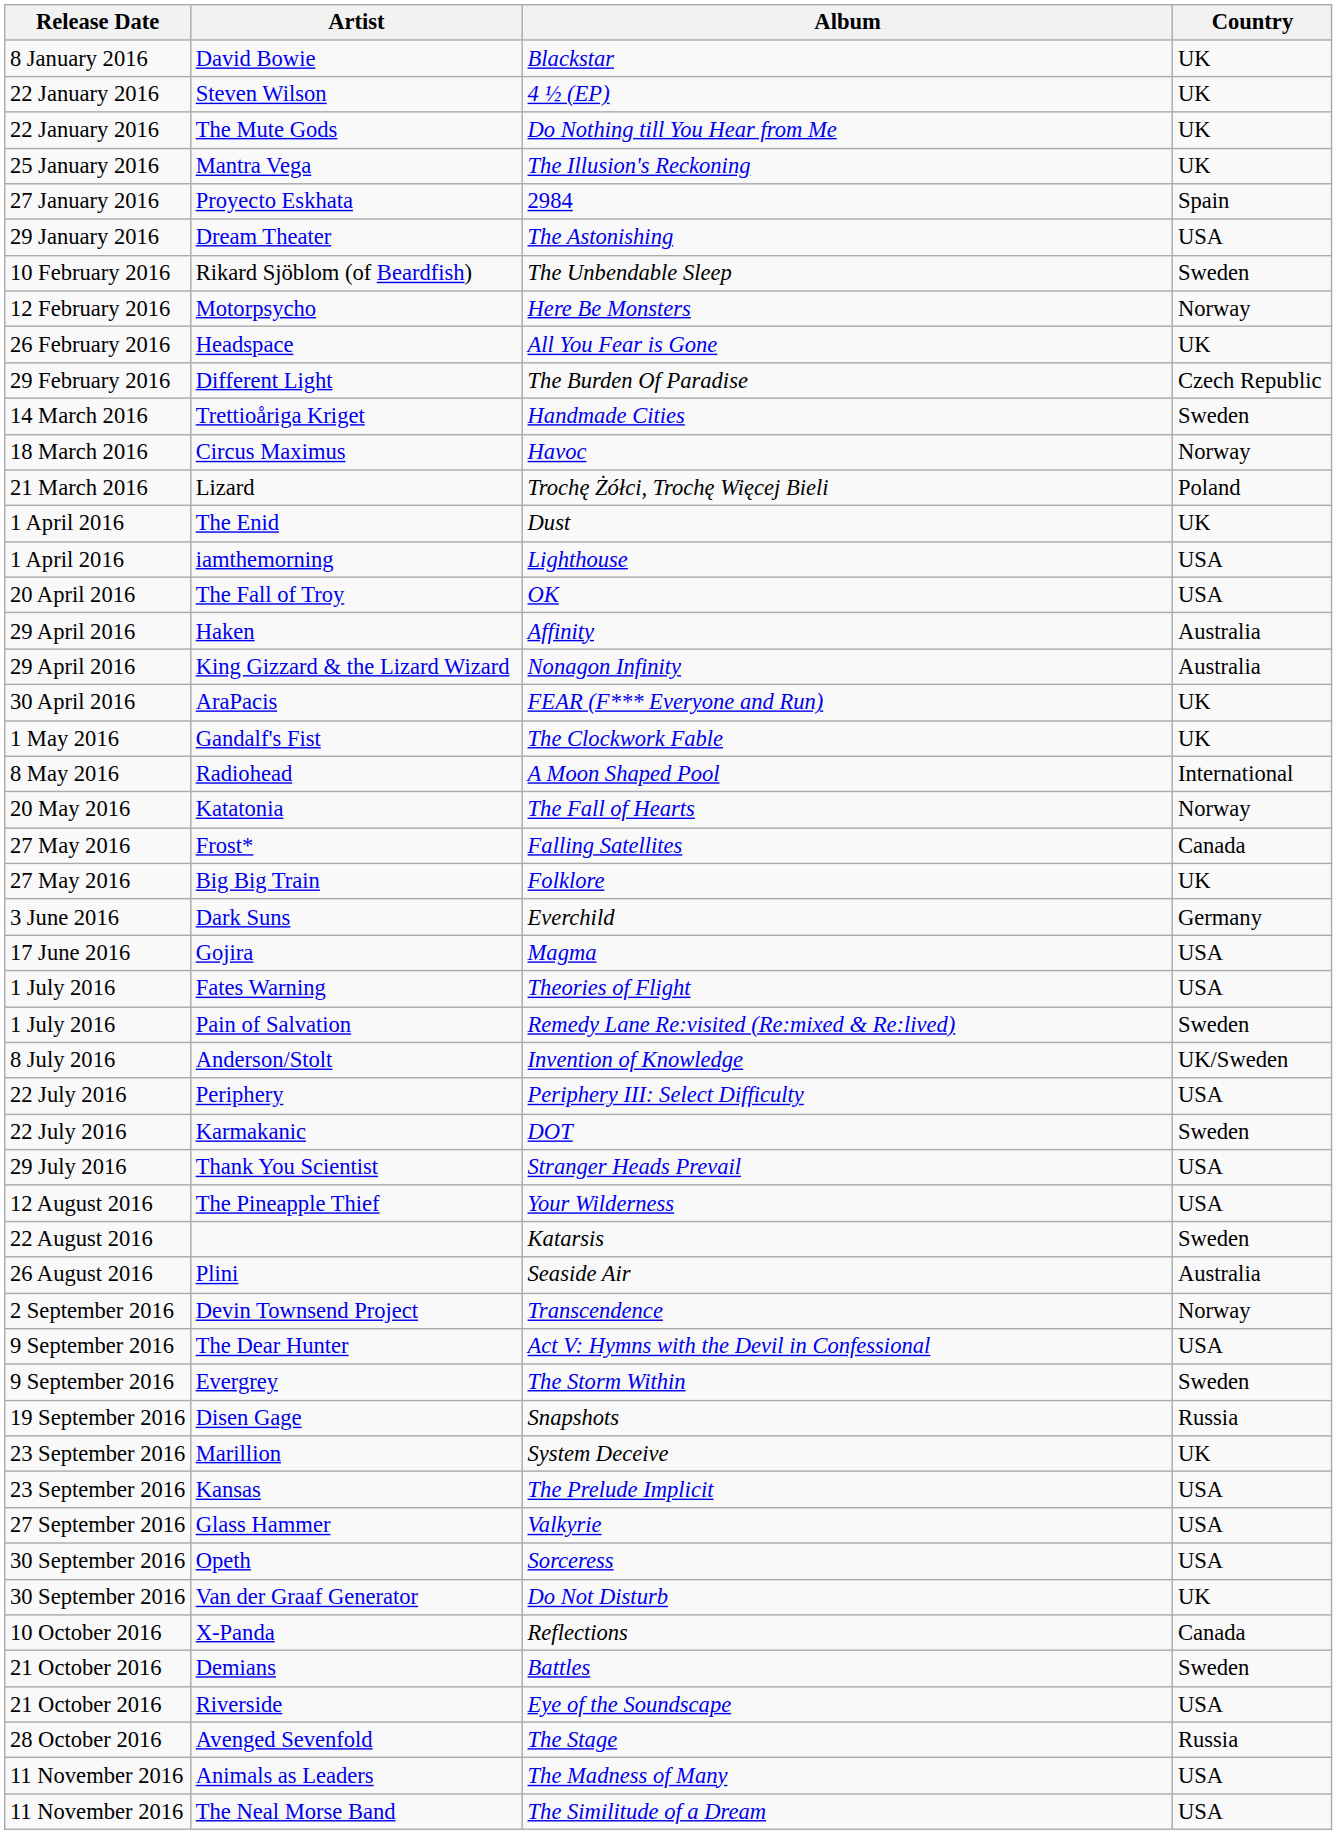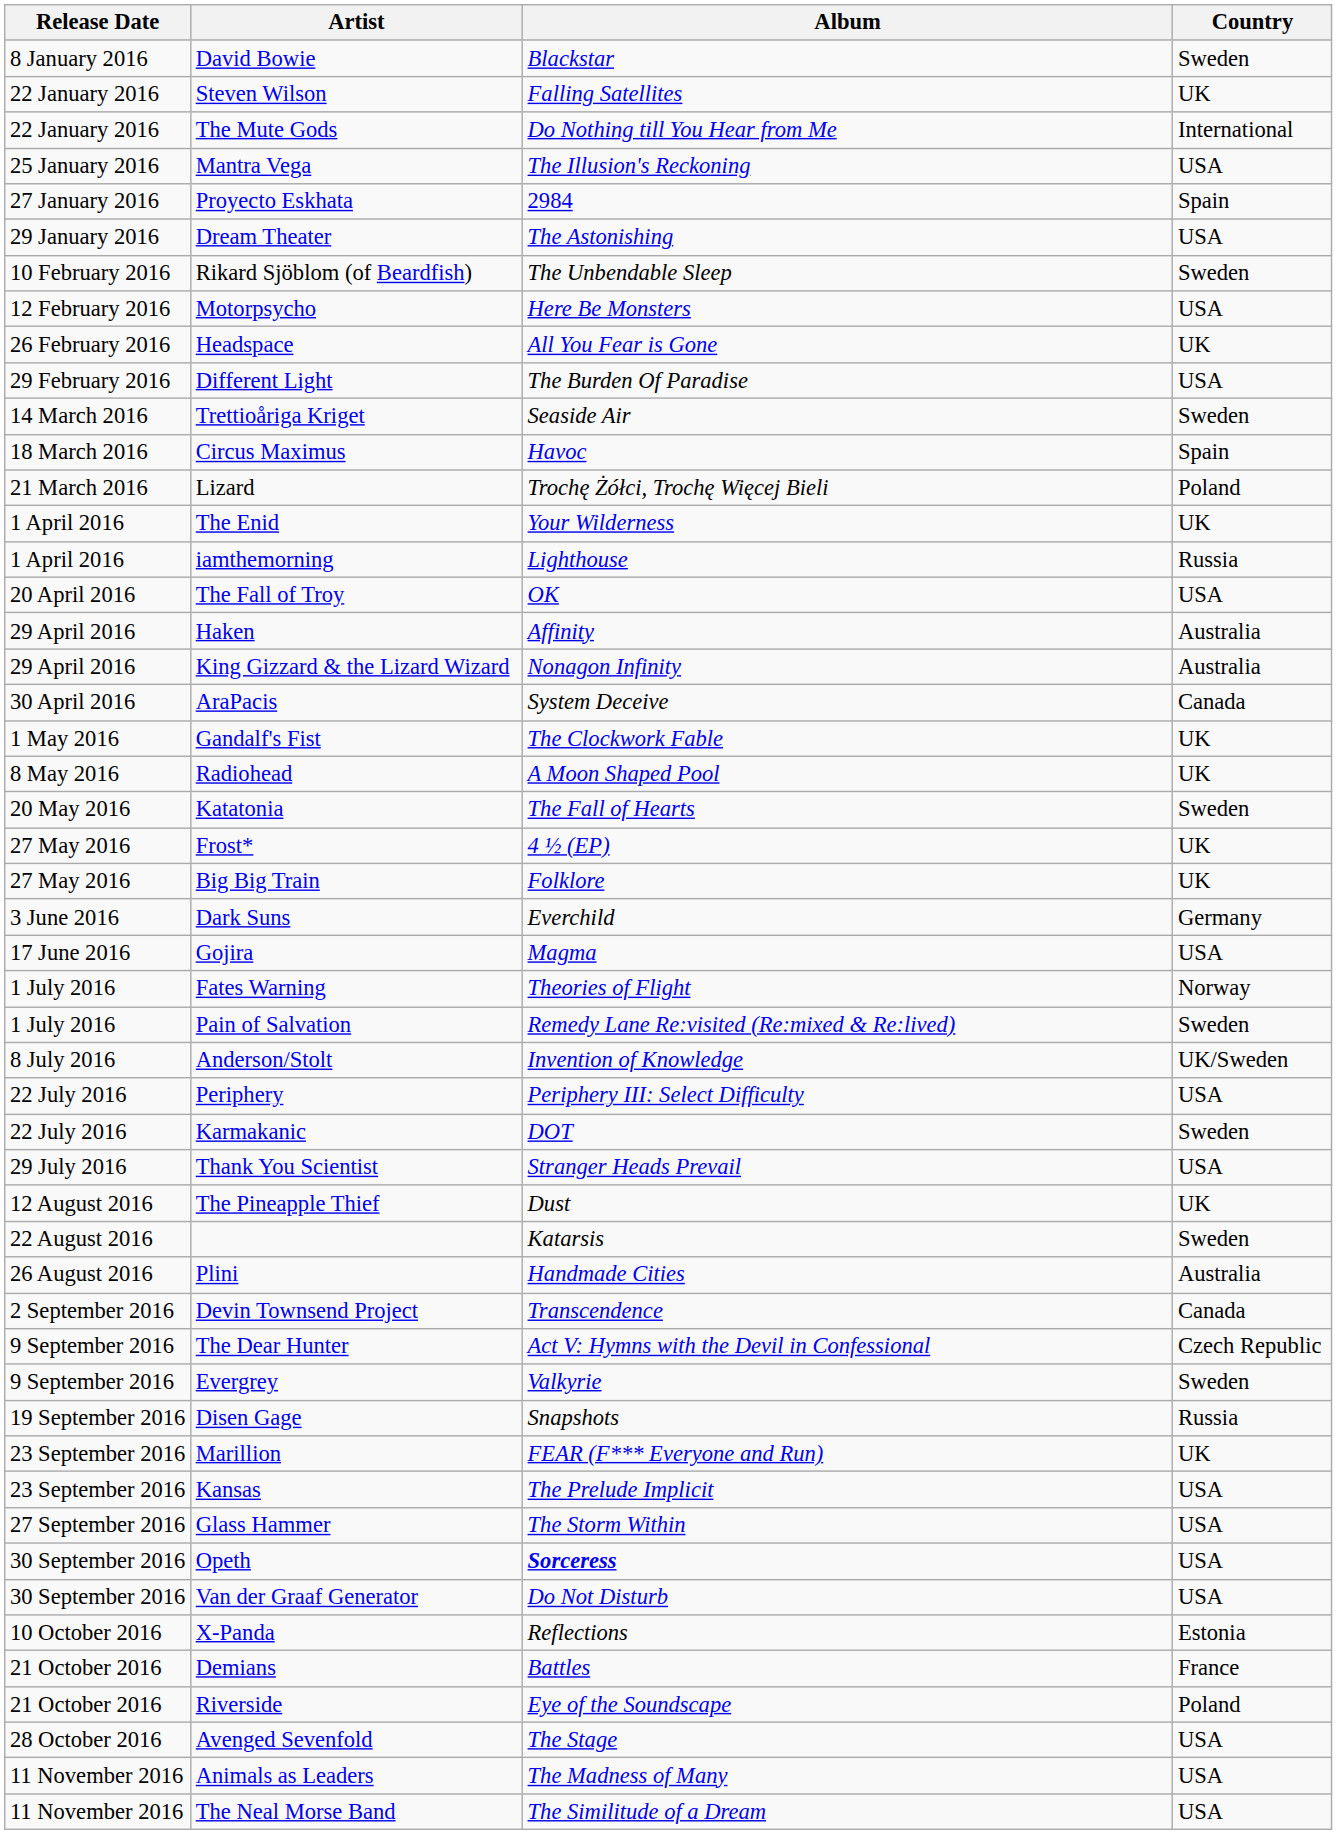(1194, 58) UK -> (1214, 58) Sweden
(569, 93) 4 ½ (EP) -> (605, 93) Falling Satellites
(1194, 129) UK -> (1236, 129) International
(1194, 165) UK -> (1201, 165) USA
(1214, 308) Norway -> (1201, 308) USA
(1250, 380) Czech Republic -> (1201, 380) USA
(606, 415) Handmade Cities -> (579, 415) Seaside Air
(1214, 451) Norway -> (1204, 451) Spain
(549, 523) Dust -> (601, 523) Your Wilderness
(1201, 559) USA -> (1208, 559) Russia
(675, 702) FEAR (F*** Everyone and Run) -> (598, 702) System Deceive
(1194, 702) UK -> (1212, 702) Canada
(1236, 773) International -> (1194, 773) UK
(1214, 809) Norway -> (1214, 809) Sweden
(605, 845) Falling Satellites -> (569, 845) 4 ½ (EP)
(1212, 845) Canada -> (1194, 845) UK
(1201, 988) USA -> (1214, 988) Norway
(601, 1203) Your Wilderness -> (549, 1203) Dust
(1201, 1203) USA -> (1194, 1203) UK
(579, 1274) Seaside Air -> (606, 1274) Handmade Cities
(1214, 1310) Norway -> (1212, 1310) Canada
(1201, 1346) USA -> (1250, 1346) Czech Republic
(607, 1381) The Storm Within -> (565, 1381) Valkyrie
(598, 1453) System Deceive -> (675, 1453) FEAR (F*** Everyone and Run)
(565, 1525) Valkyrie -> (607, 1525) The Storm Within
(571, 1560) normal -> (572, 1560) bold
(1194, 1596) UK -> (1201, 1596) USA
(1212, 1632) Canada -> (1212, 1632) Estonia
(1214, 1668) Sweden -> (1209, 1668) France
(1201, 1703) USA -> (1209, 1703) Poland
(1208, 1739) Russia -> (1201, 1739) USA
